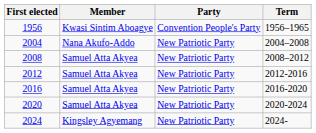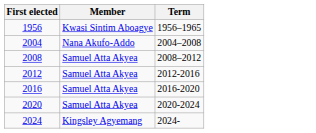- column: (209, 12)
